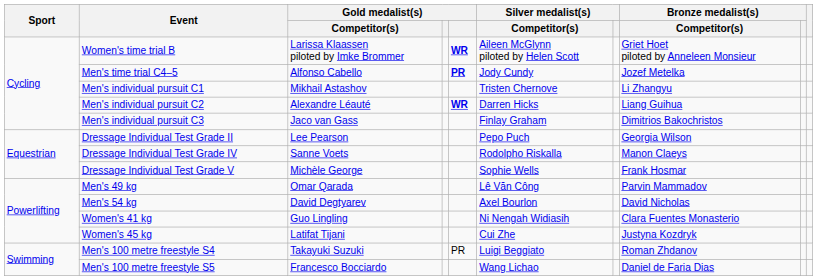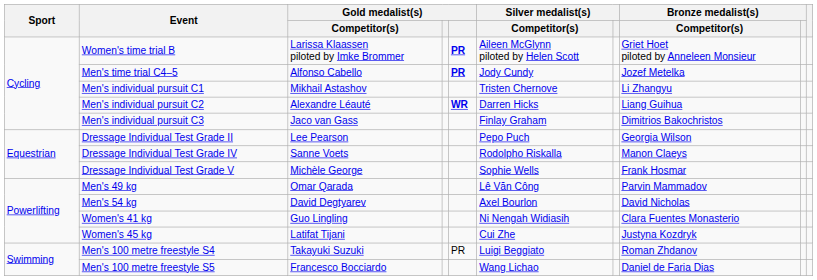(459, 50) WR -> (458, 50) PR
